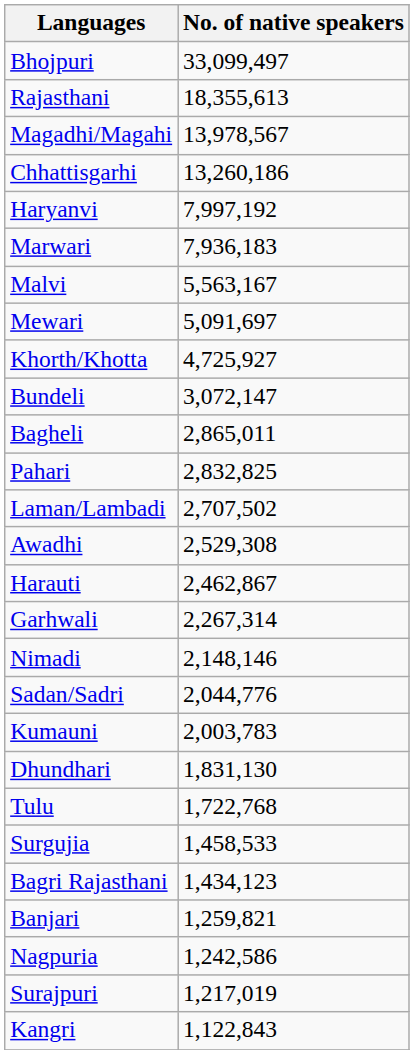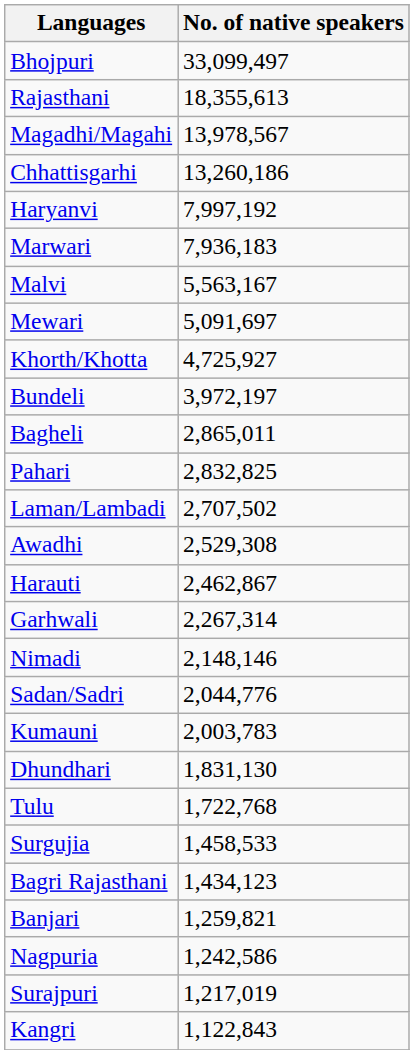(230, 396) 3,072,147 -> (230, 396) 3,972,197
